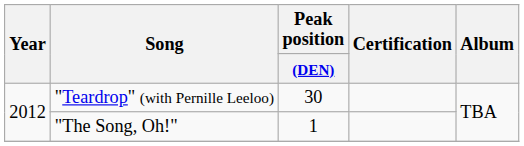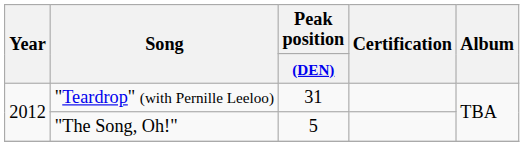(313, 97) 30 -> (313, 97) 31
(313, 126) 1 -> (313, 126) 5
